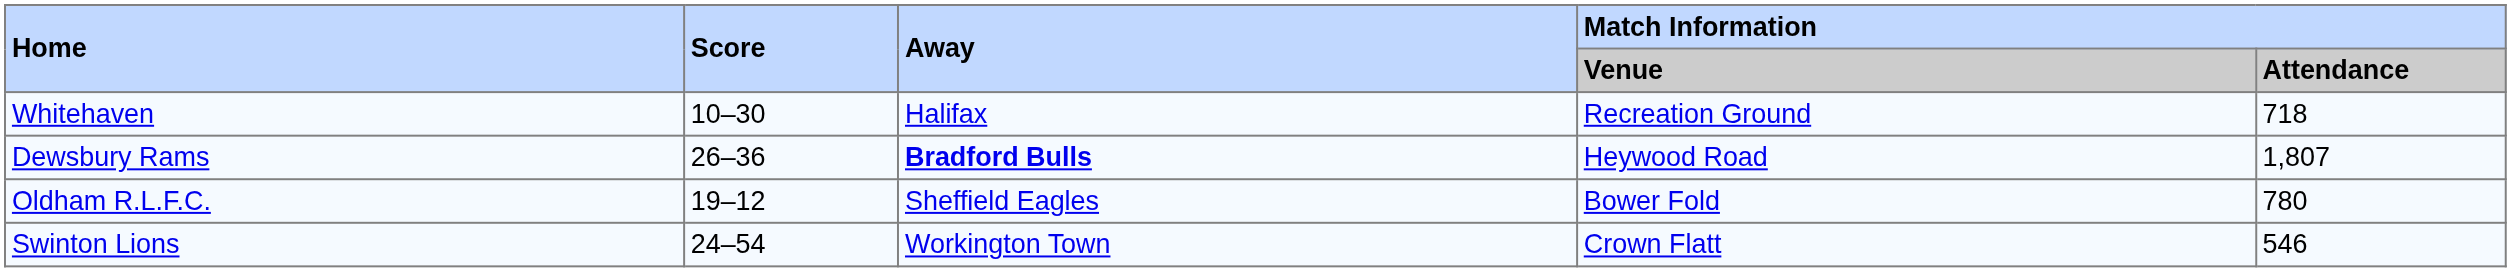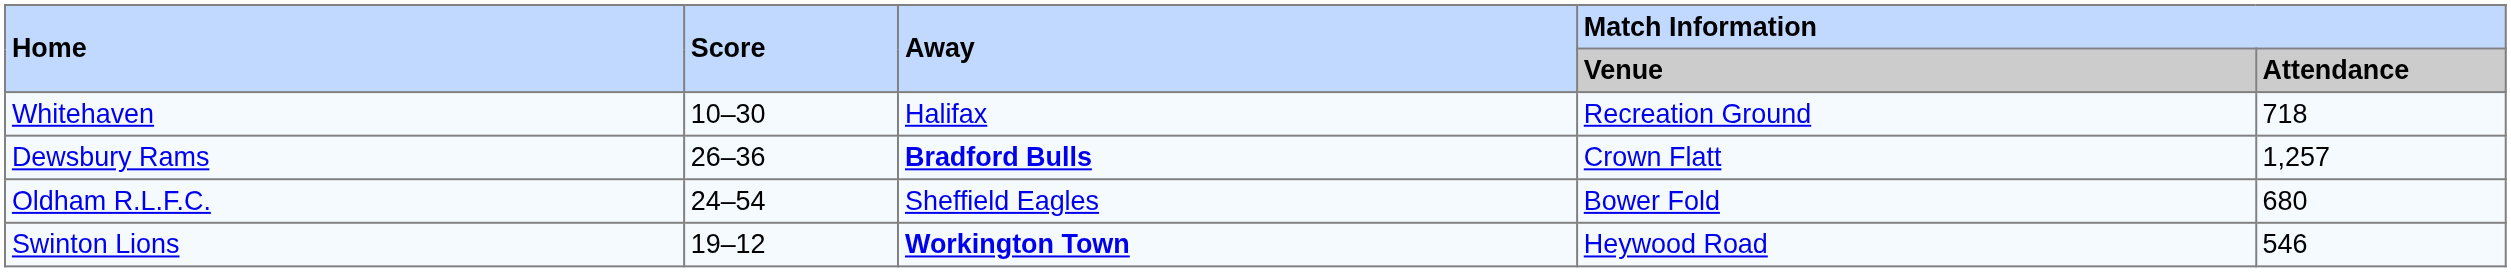(1676, 157) Heywood Road -> (1653, 157) Crown Flatt
(2296, 157) 1,807 -> (2296, 157) 1,257
(728, 201) 19–12 -> (728, 201) 24–54
(2285, 201) 780 -> (2285, 201) 680
(728, 245) 24–54 -> (728, 245) 19–12
(1008, 245) normal -> (1017, 245) bold
(1653, 245) Crown Flatt -> (1676, 245) Heywood Road
